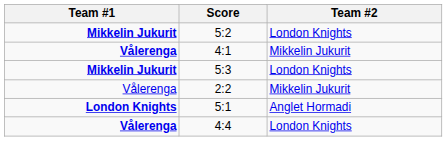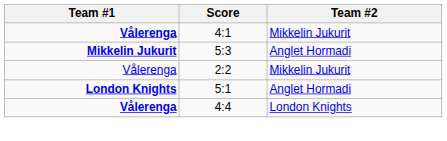- row: (223, 32)
(311, 70) London Knights -> (310, 51) Anglet Hormadi
